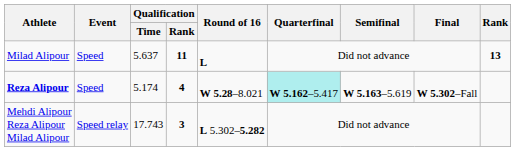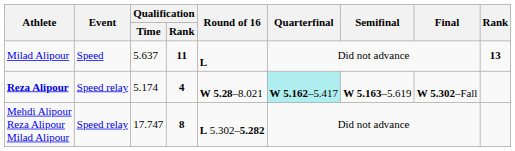(90, 87) Speed -> (102, 87) Speed relay
(148, 124) 17.743 -> (148, 124) 17.747
(182, 124) 3 -> (182, 124) 8
